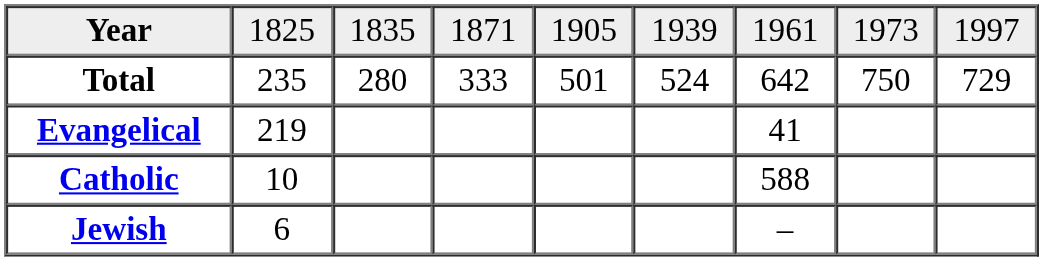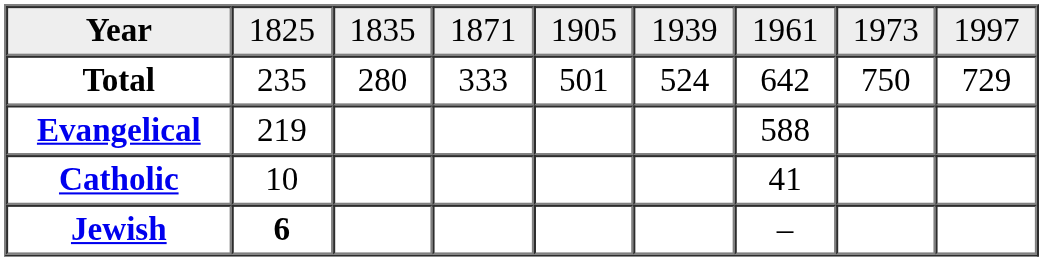(785, 129) 41 -> (785, 129) 588
(785, 179) 588 -> (785, 179) 41
(282, 229) normal -> (282, 229) bold
